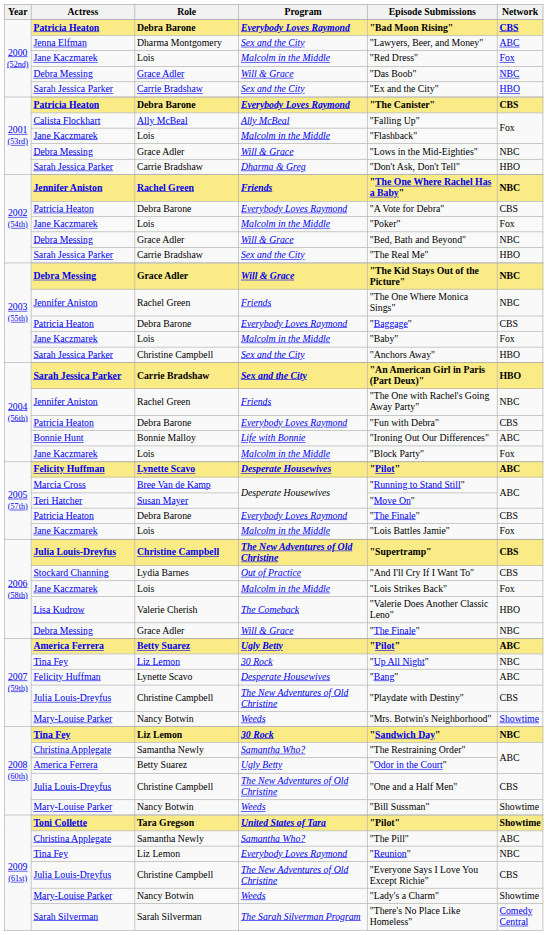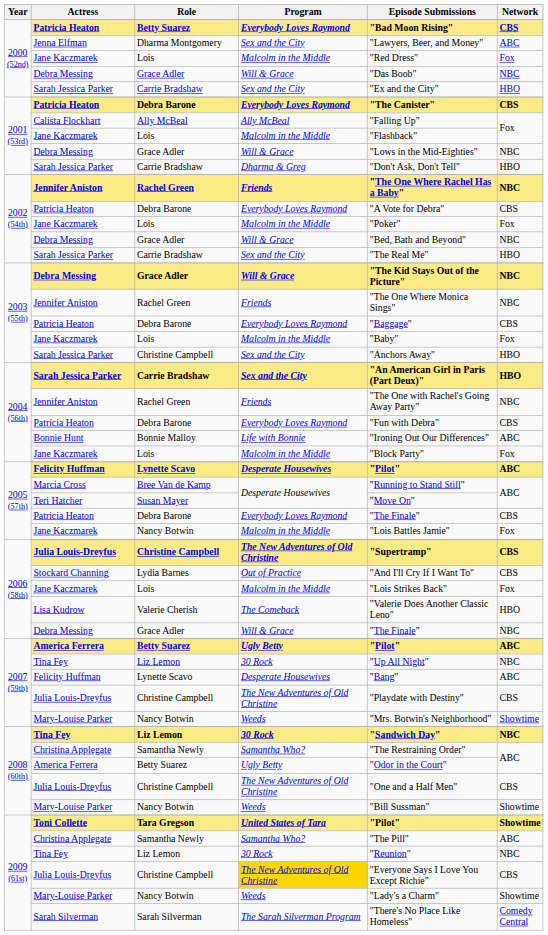(166, 27) Debra Barone -> (164, 27) Betty Suarez
(146, 531) Lois -> (165, 531) Nancy Botwin
(294, 854) Everybody Loves Raymond -> (257, 854) 30 Rock
(295, 875) no background -> (295, 875) gold background
